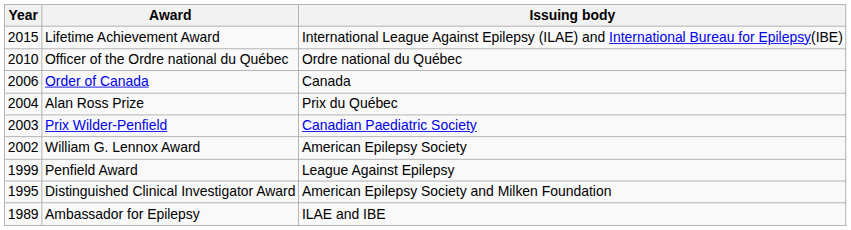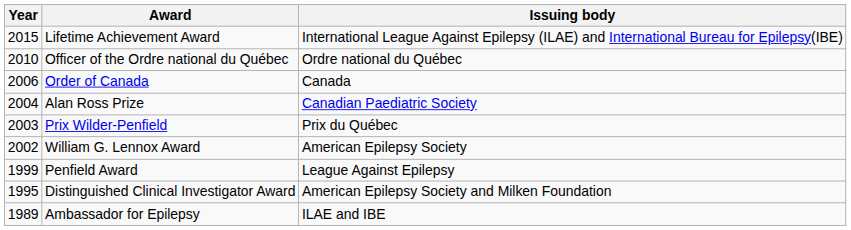(350, 103) Prix du Québec -> (389, 103) Canadian Paediatric Society
(389, 125) Canadian Paediatric Society -> (350, 125) Prix du Québec
